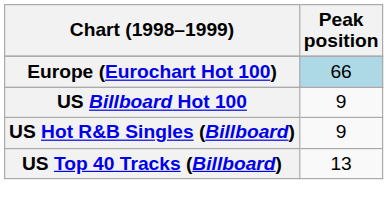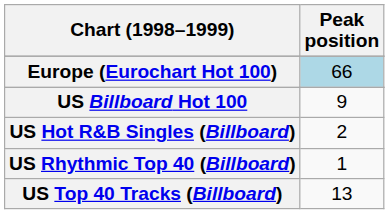(341, 132) 9 -> (342, 132) 2
+ row: (152, 163)
